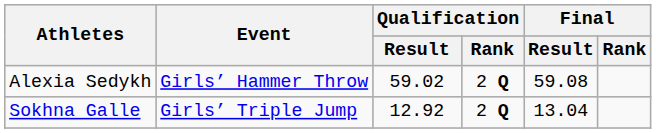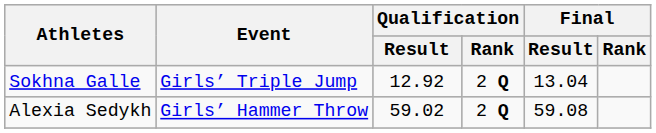rows swapped: (80, 81) <-> (75, 112)
